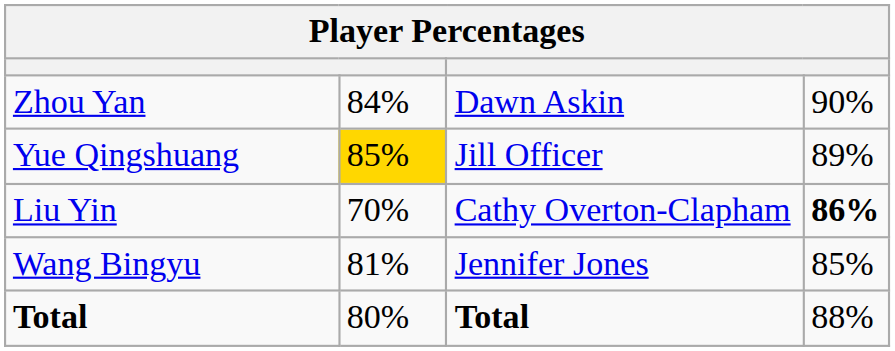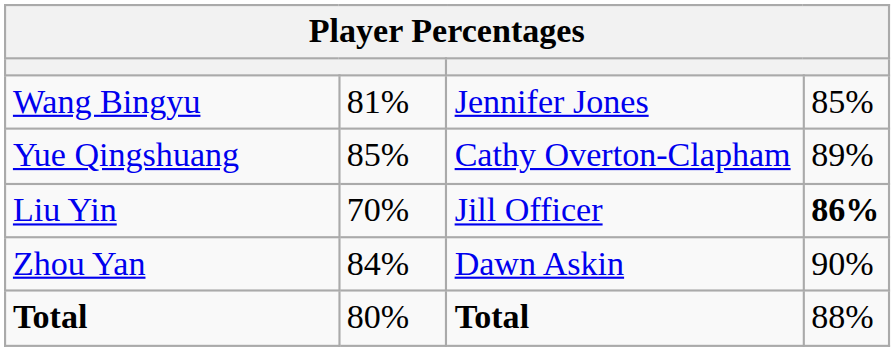rows swapped: (79, 101) <-> (107, 263)
(378, 155) gold background -> (378, 155) no background
(529, 155) Jill Officer -> (623, 155) Cathy Overton-Clapham
(623, 209) Cathy Overton-Clapham -> (529, 209) Jill Officer
